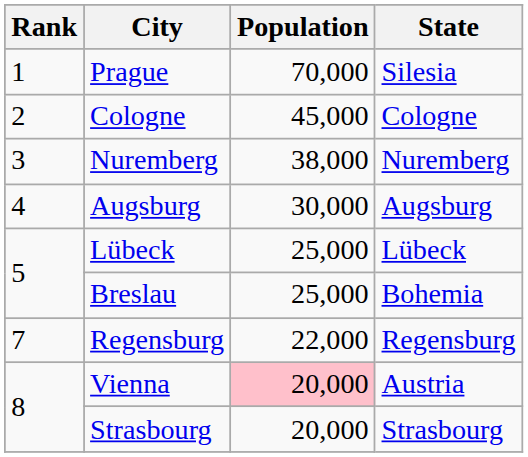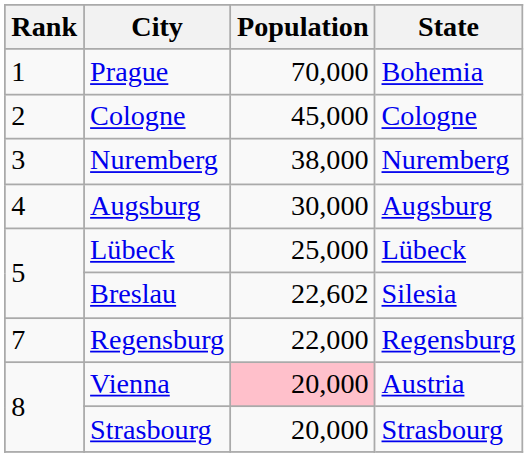(419, 71) Silesia -> (432, 71) Bohemia
(330, 294) 25,000 -> (330, 294) 22,602
(432, 294) Bohemia -> (419, 294) Silesia
